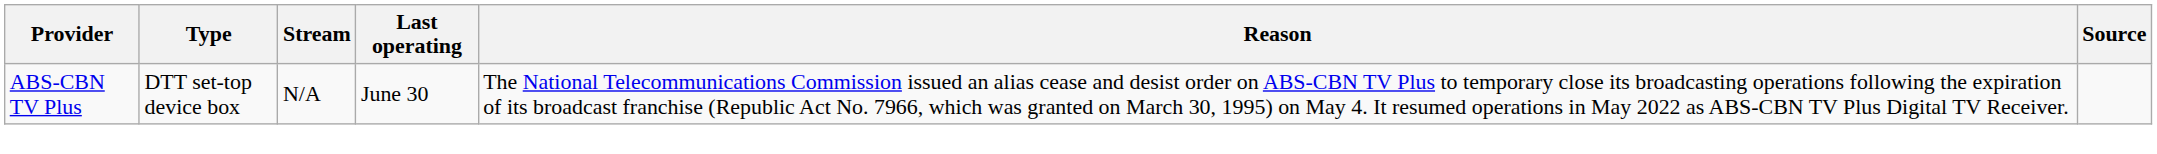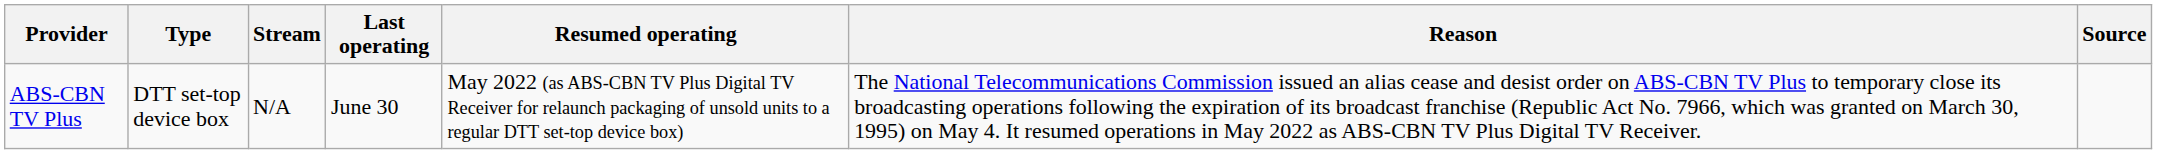+ column: (646, 34)
